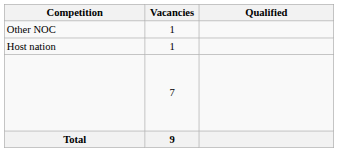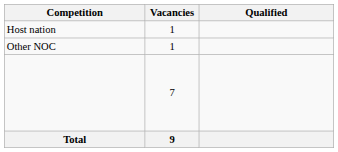rows swapped: (31, 46) <-> (31, 29)
